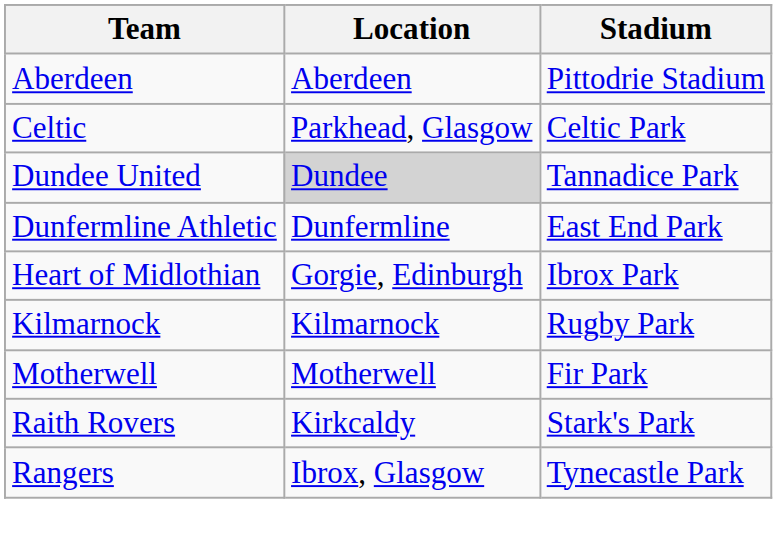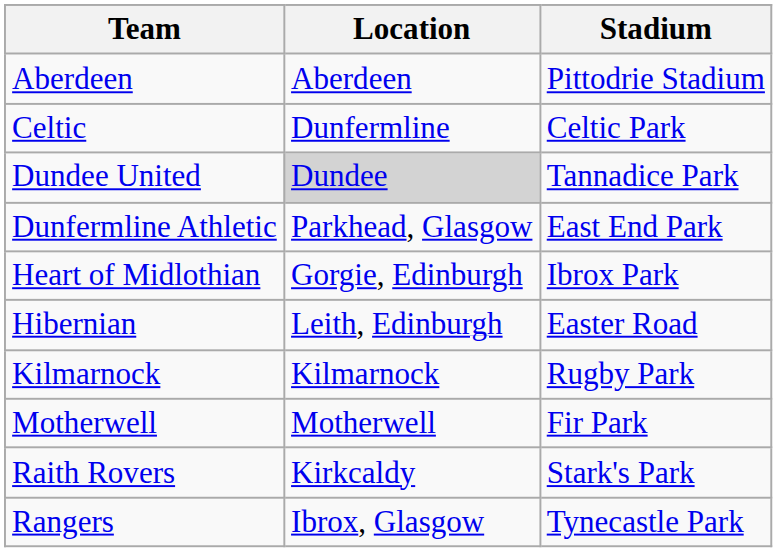(412, 127) Parkhead, Glasgow -> (370, 127) Dunfermline
(370, 226) Dunfermline -> (412, 226) Parkhead, Glasgow
+ row: (74, 324)
